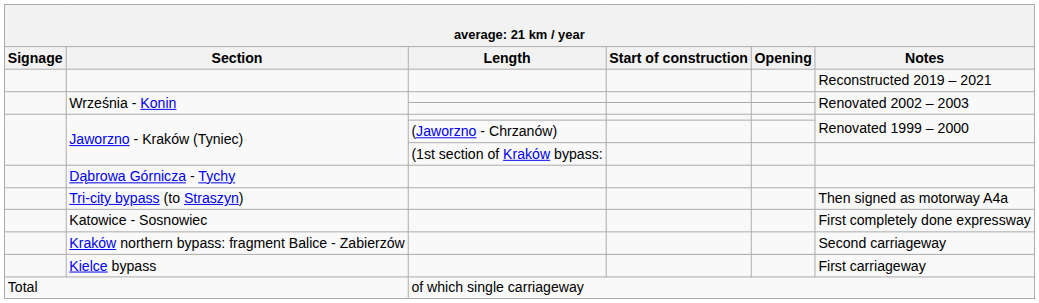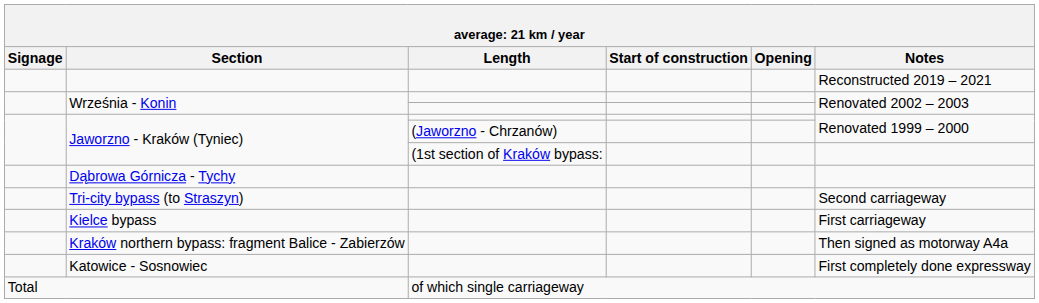(913, 199) Then signed as motorway A4a -> (882, 199) Second carriageway
rows swapped: (113, 266) <-> (138, 221)
(882, 243) Second carriageway -> (913, 243) Then signed as motorway A4a
